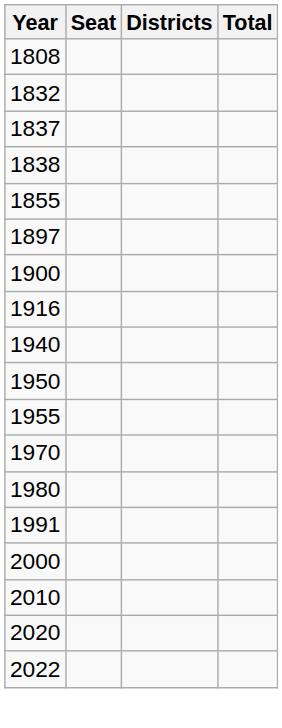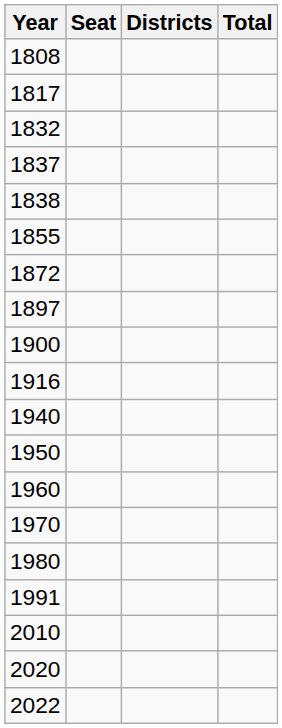+ row: (35, 92)
+ row: (35, 272)
- row: (35, 417)
+ row: (35, 489)
- row: (35, 561)
